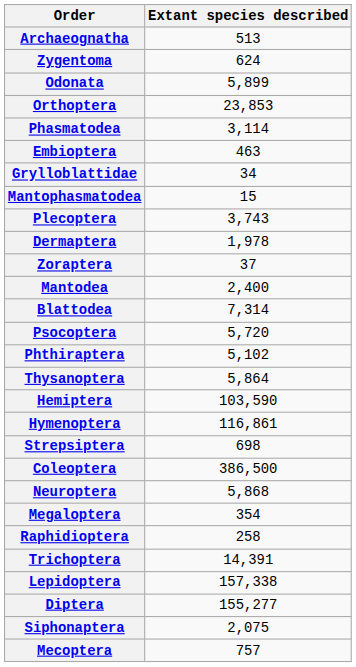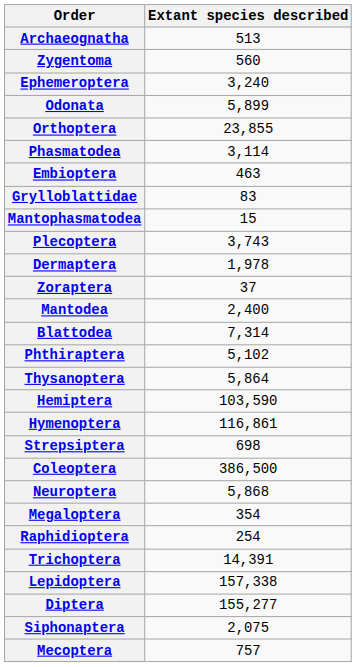(248, 61) 624 -> (248, 61) 560
+ row: (75, 84)
(248, 107) 23,853 -> (248, 129) 23,855
(248, 175) 34 -> (248, 197) 83
- row: (75, 333)
(248, 537) 258 -> (248, 537) 254
